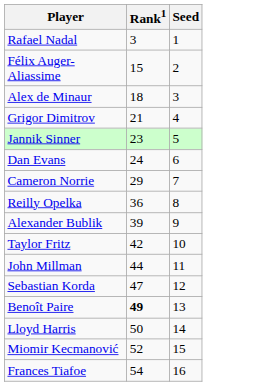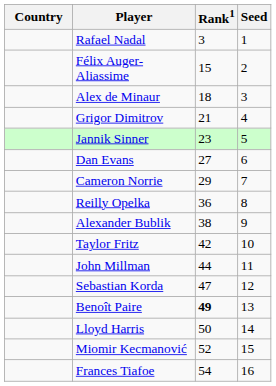+ column: (39, 16)
(136, 159) 24 -> (205, 159) 27
(136, 223) 39 -> (205, 223) 38
